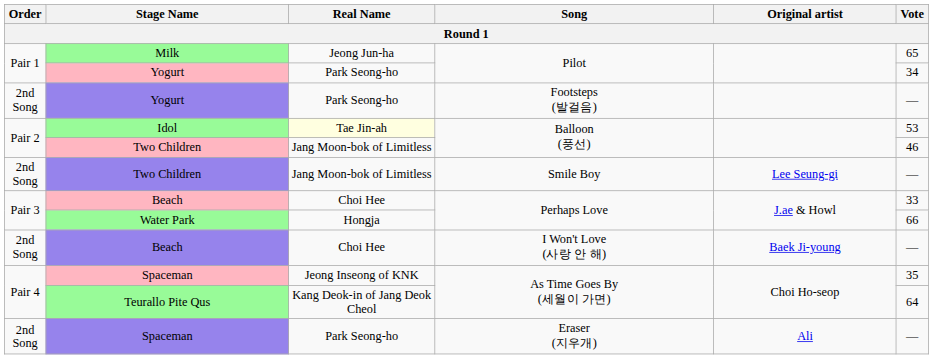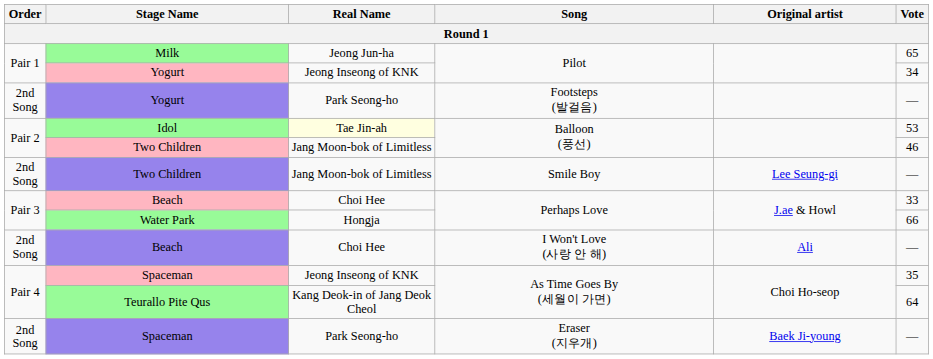(362, 72) Park Seong-ho -> (362, 72) Jeong Inseong of KNK
(805, 247) Baek Ji-young -> (805, 247) Ali
(805, 336) Ali -> (805, 336) Baek Ji-young
